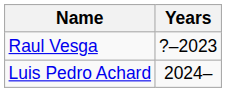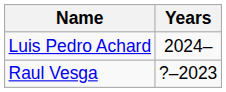rows swapped: (53, 45) <-> (80, 73)
